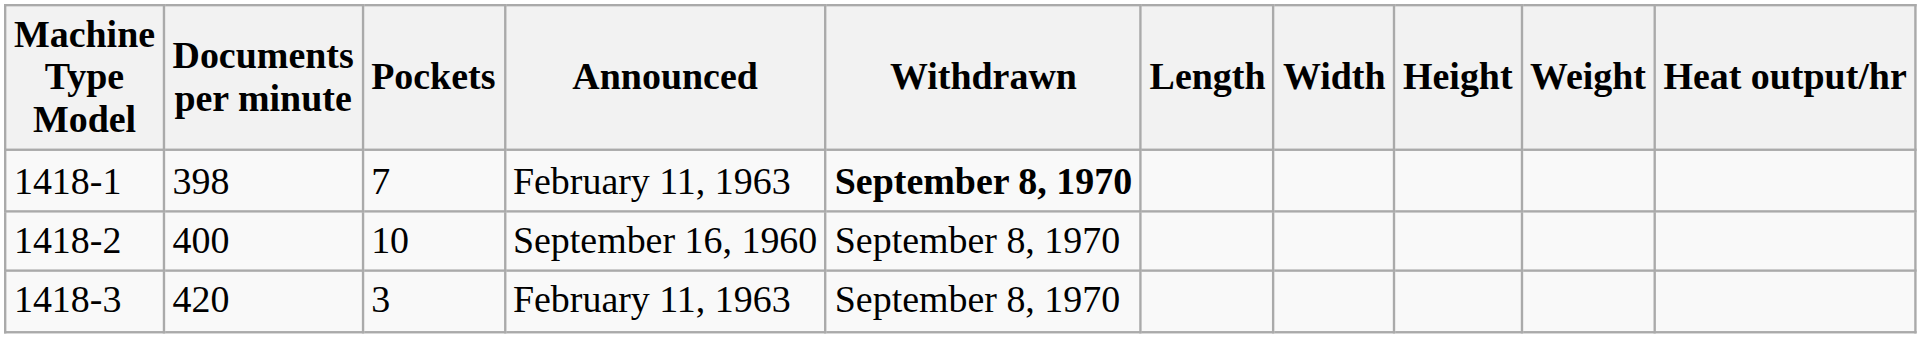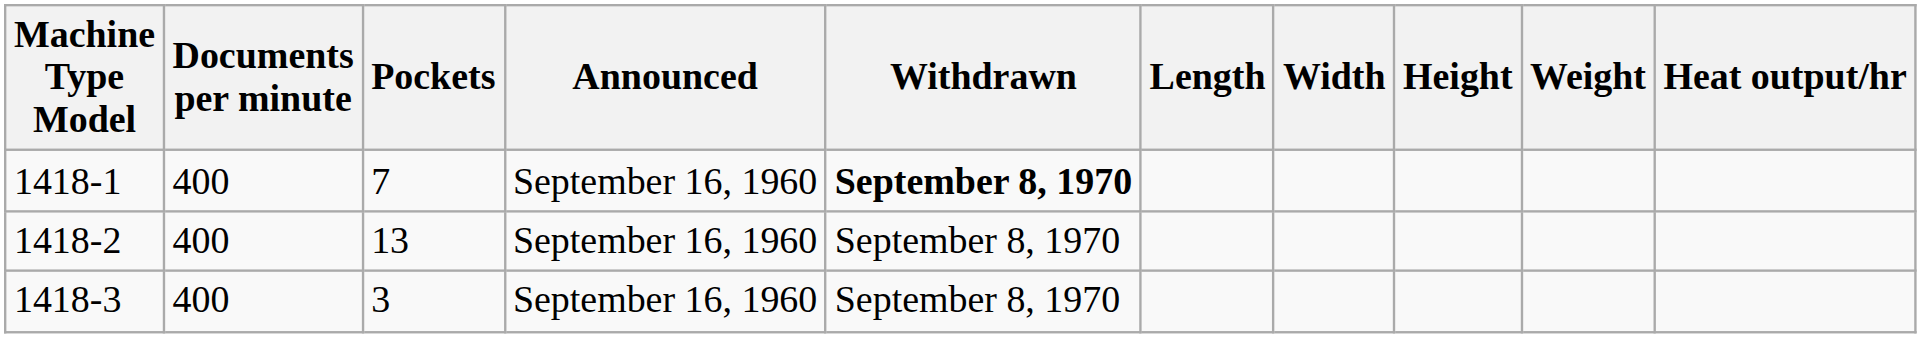(201, 180) 398 -> (201, 180) 400
(652, 180) February 11, 1963 -> (665, 180) September 16, 1960
(390, 240) 10 -> (390, 240) 13
(201, 300) 420 -> (201, 300) 400
(652, 300) February 11, 1963 -> (665, 300) September 16, 1960
